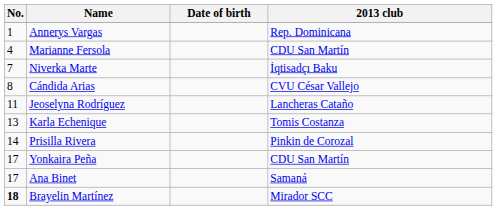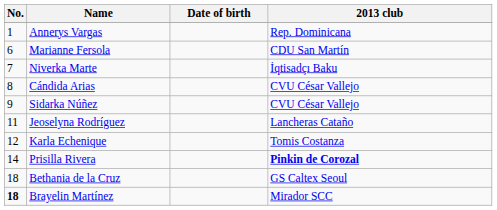(10, 50) 4 -> (10, 50) 6
+ row: (63, 104)
(13, 123) 13 -> (13, 141) 12
(312, 141) normal -> (315, 159) bold
- row: (63, 159)
+ row: (75, 178)
- row: (53, 178)
